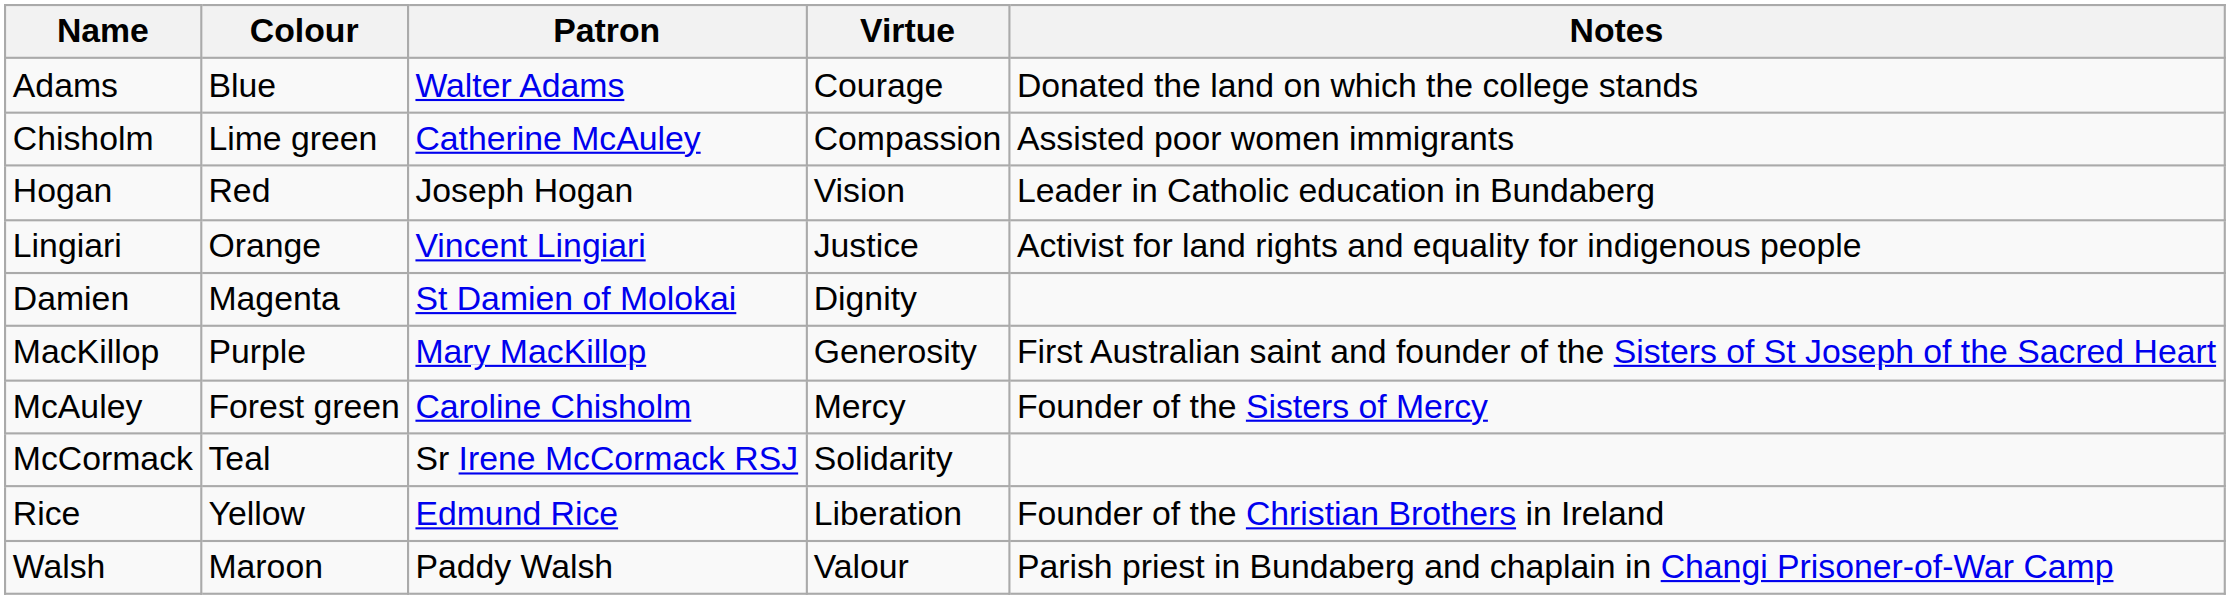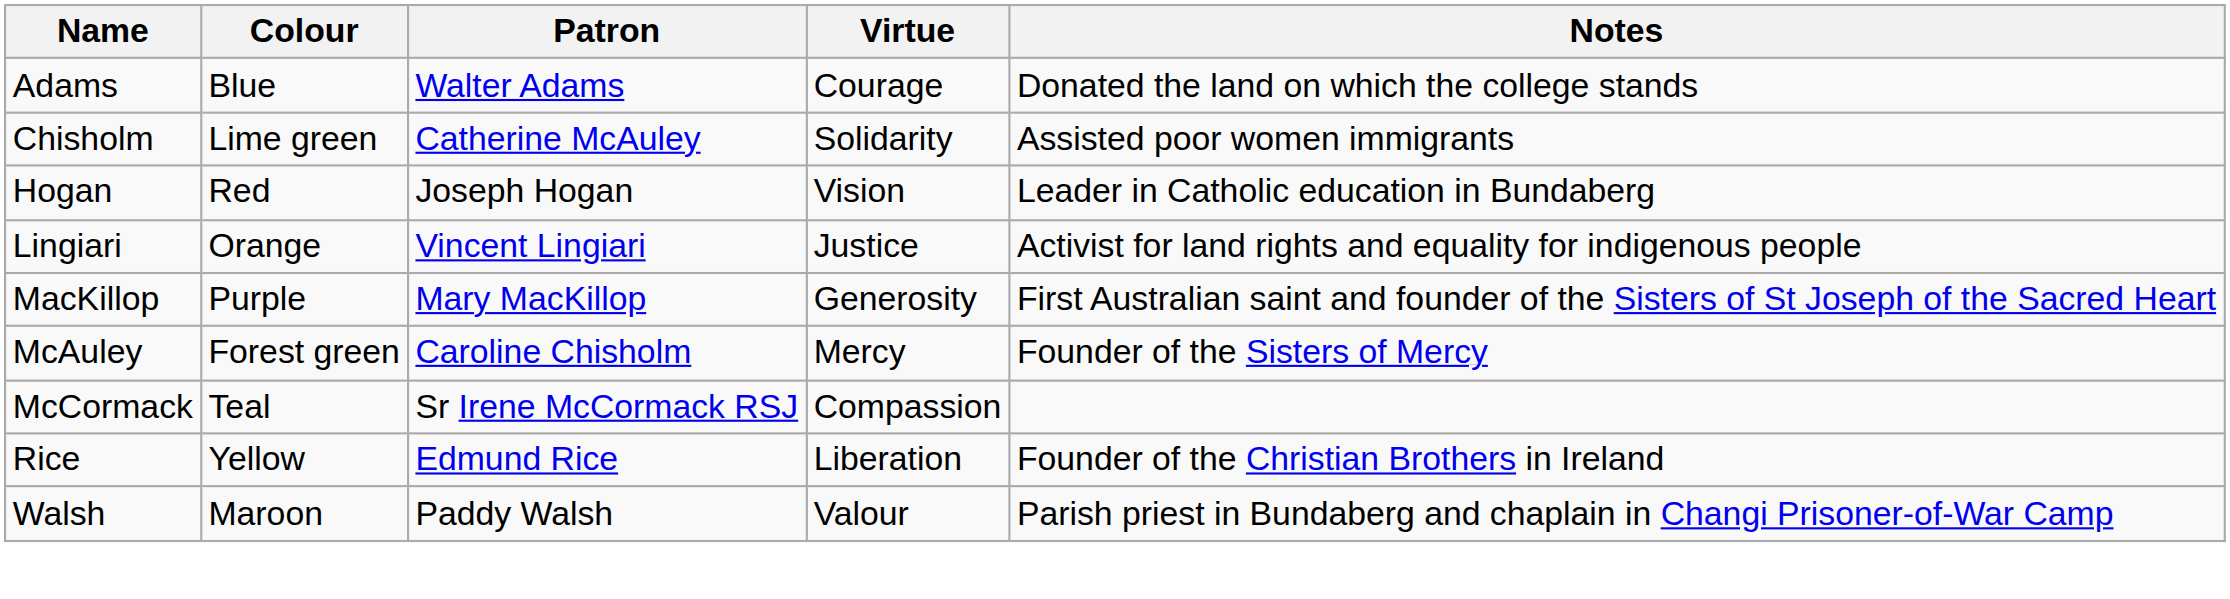(908, 138) Compassion -> (883, 138) Solidarity
- row: (71, 298)
(883, 459) Solidarity -> (908, 406) Compassion
